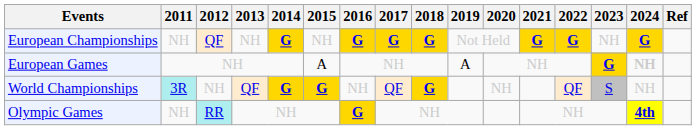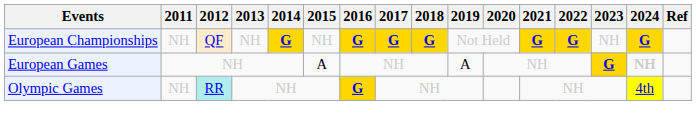- row: (73, 88)
(645, 112) bold -> (645, 88) normal
